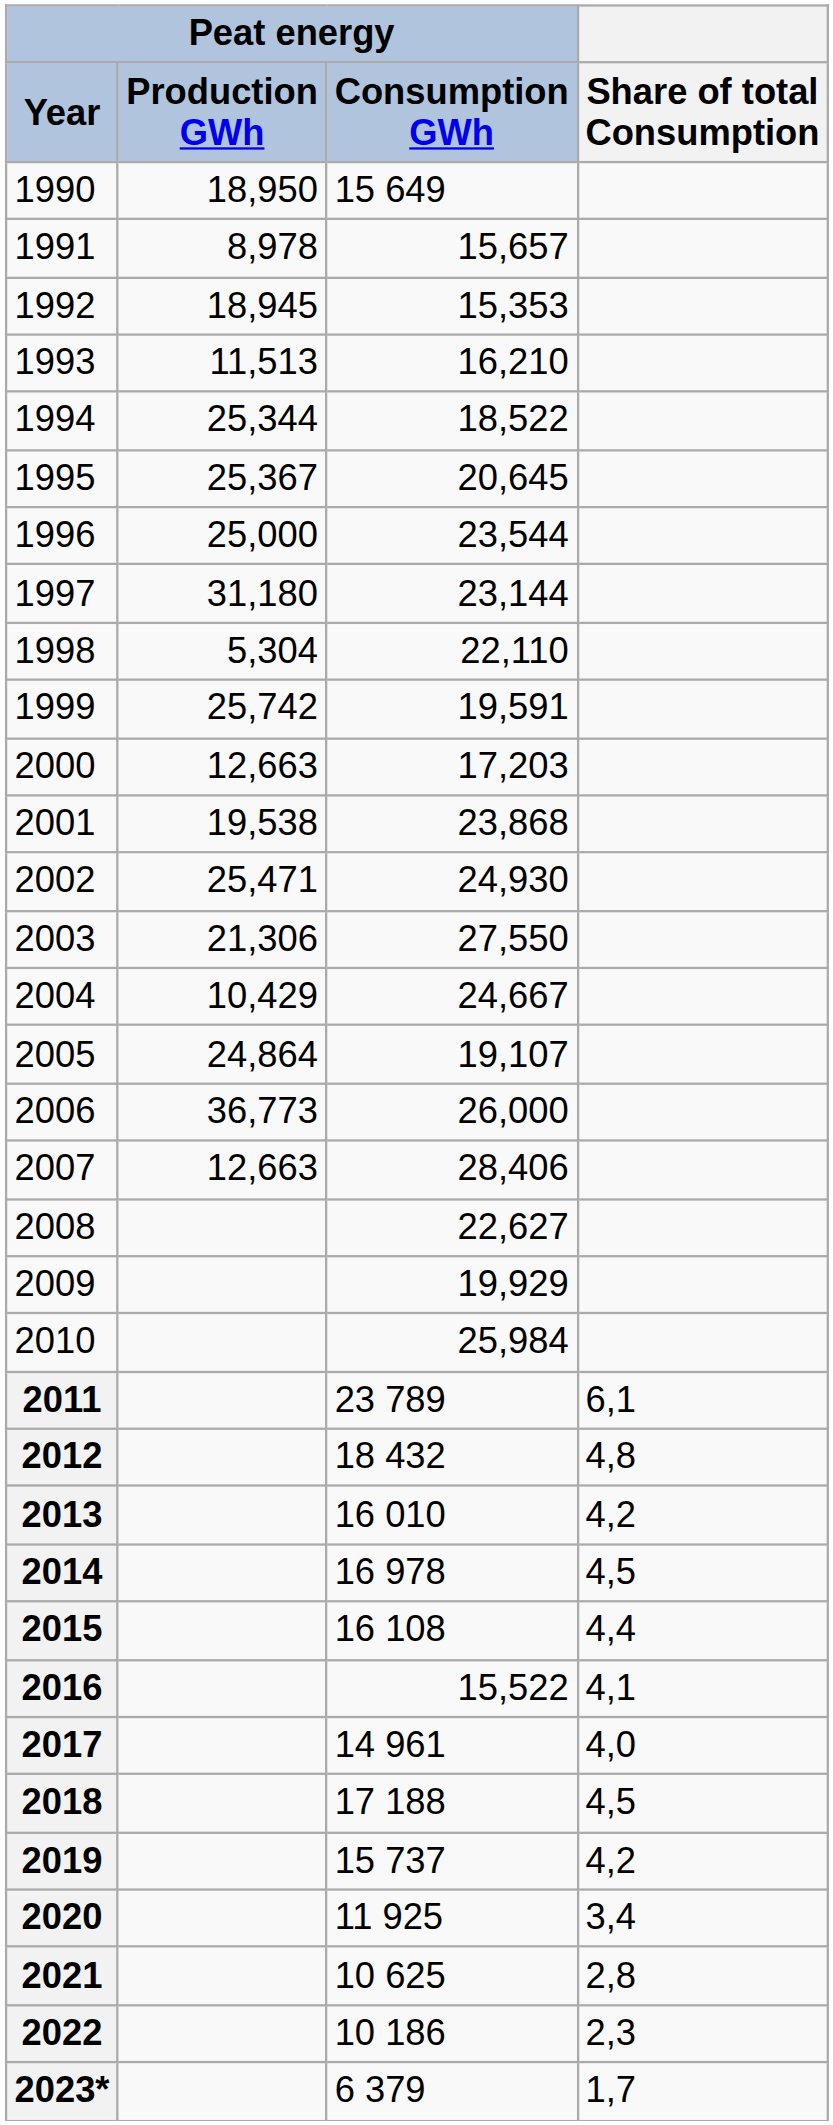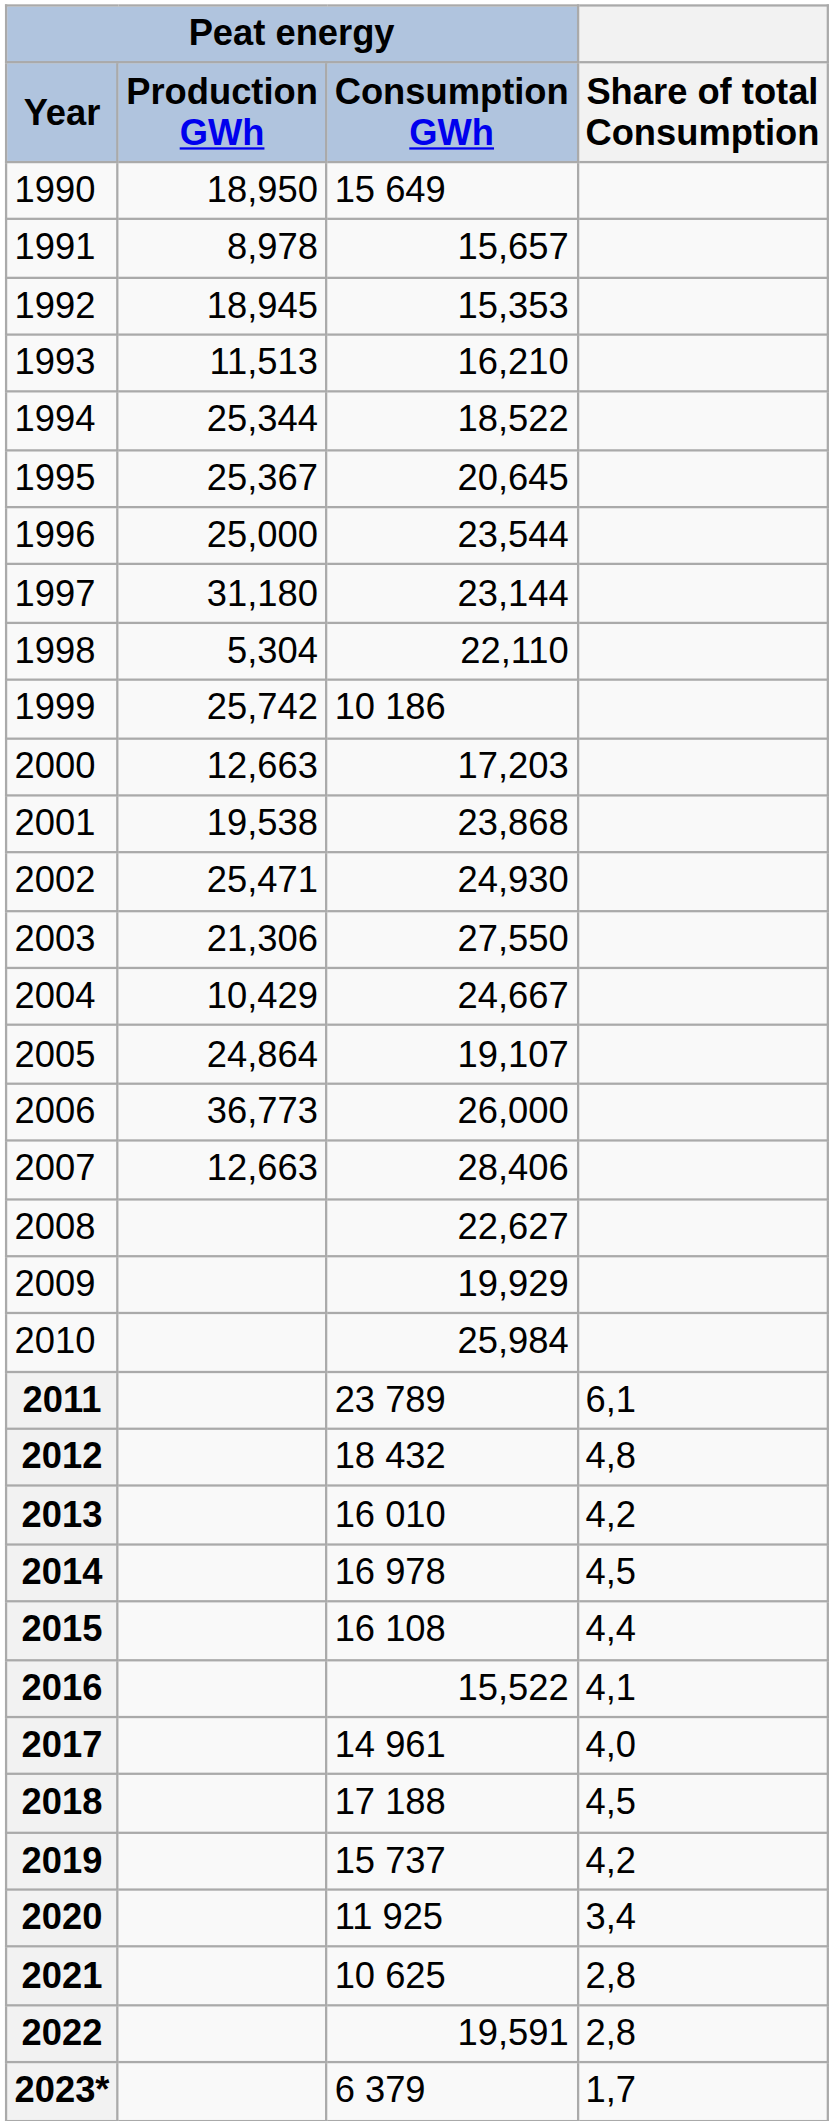(513, 708) 19,591 -> (390, 708) 10 186
(390, 2032) 10 186 -> (513, 2032) 19,591
(611, 2032) 2,3 -> (611, 2032) 2,8
